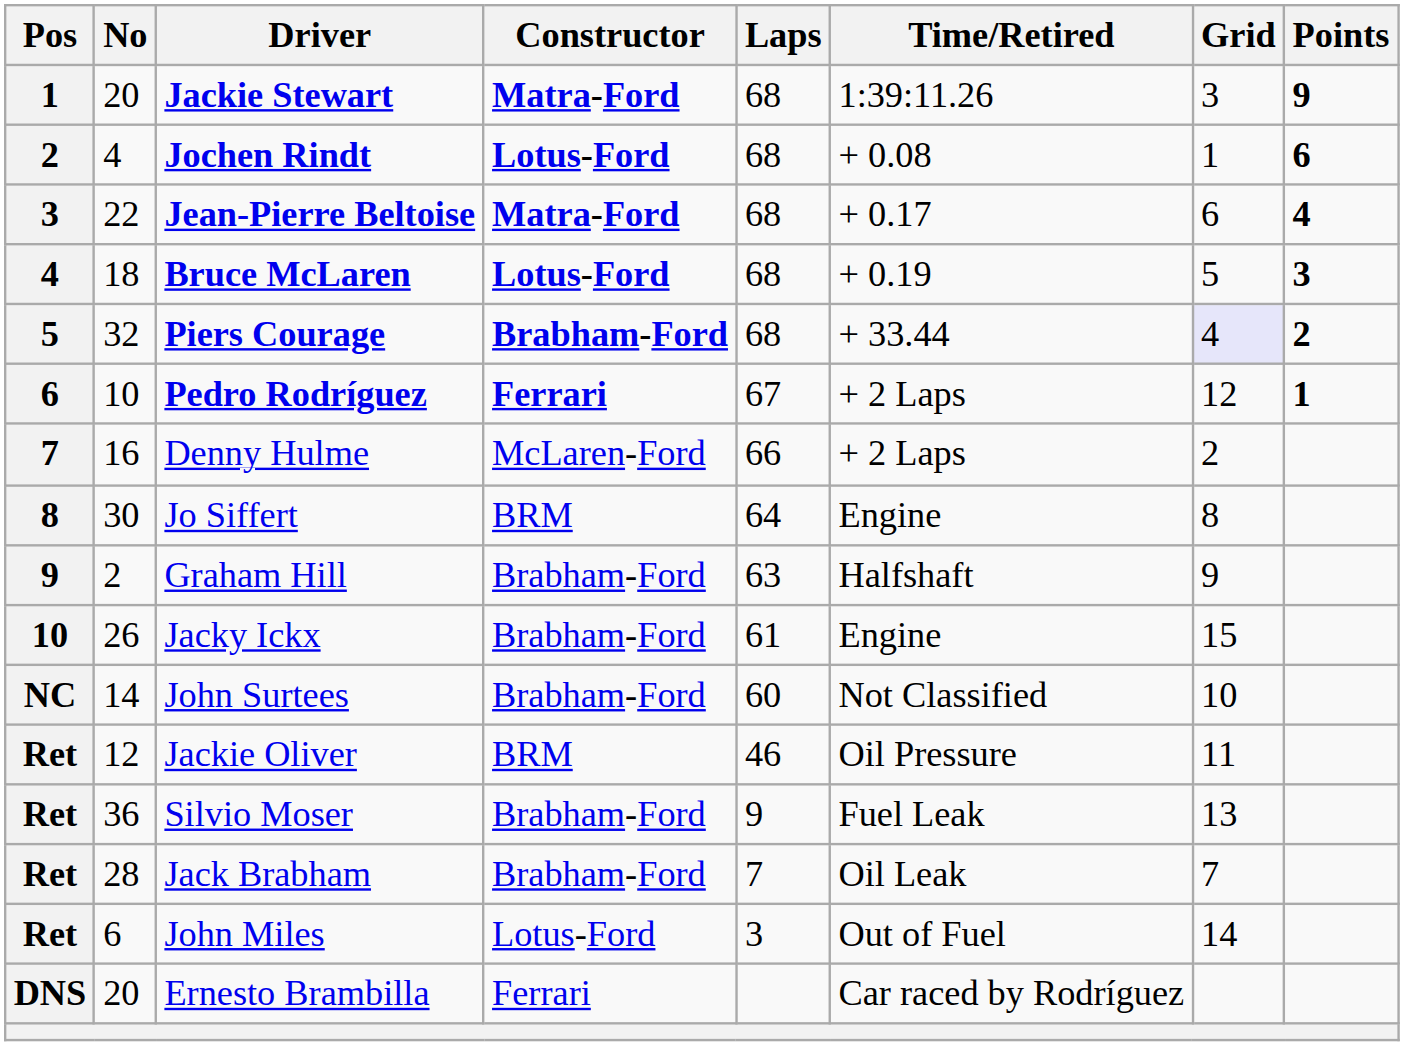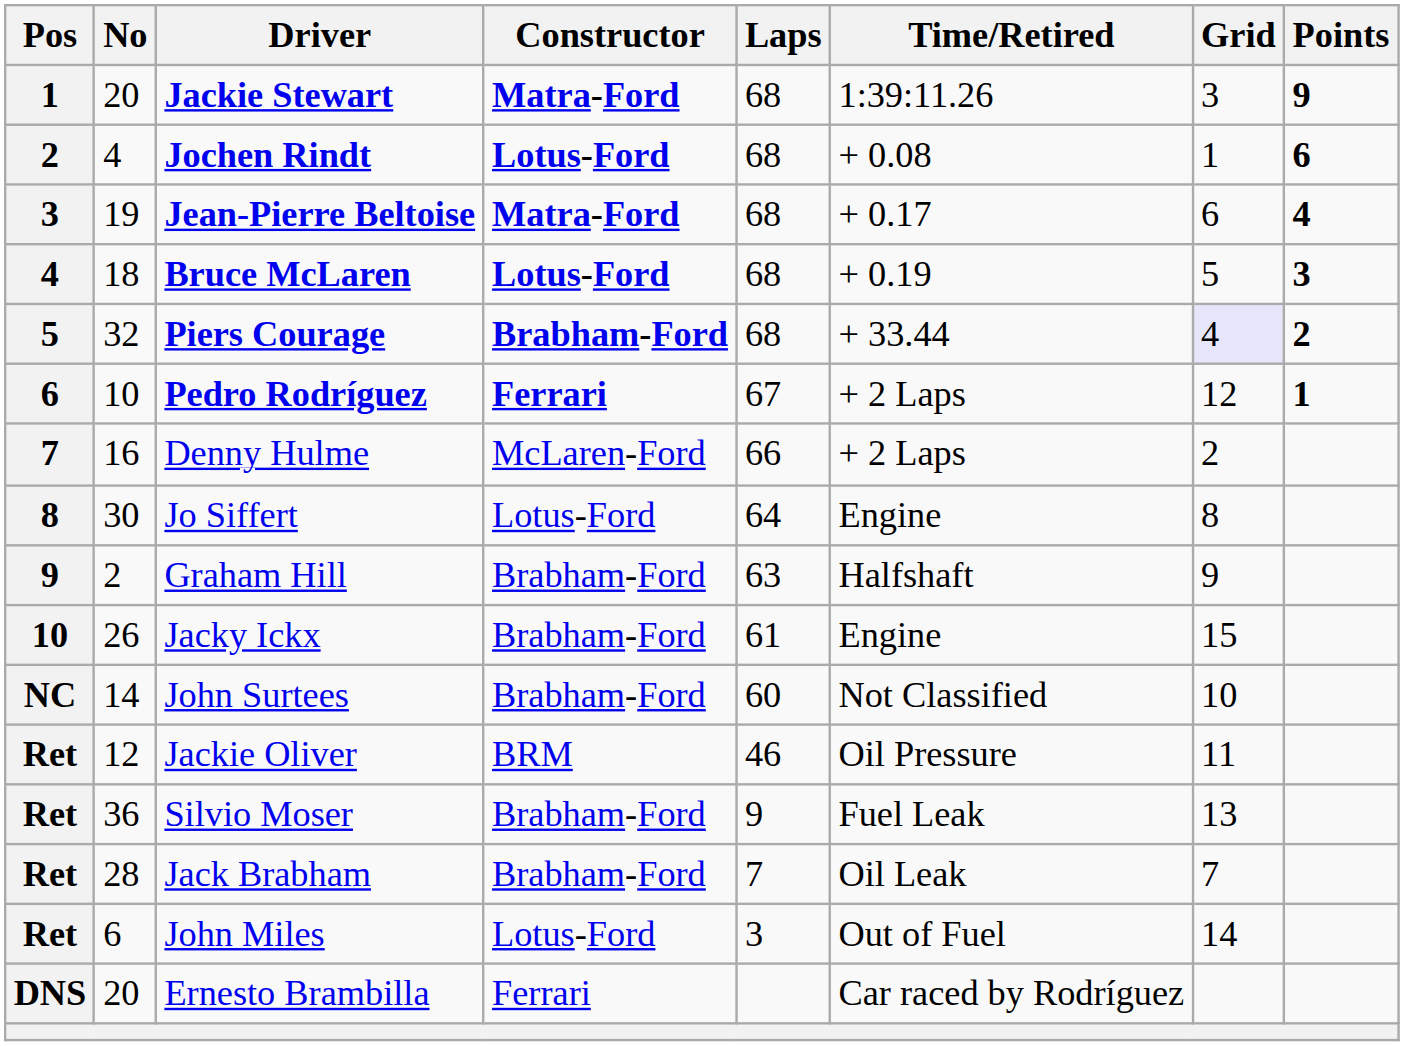(121, 214) 22 -> (121, 214) 19
(532, 513) BRM -> (574, 513) Lotus-Ford
